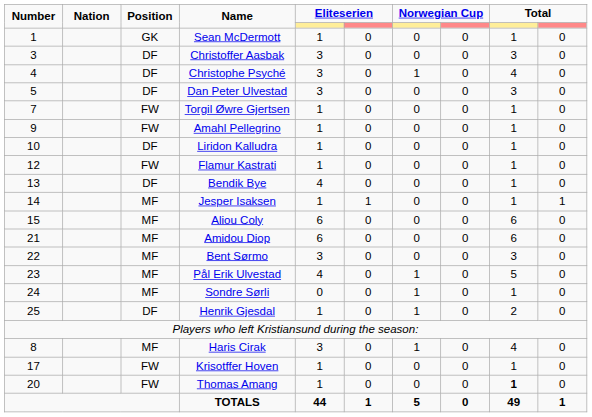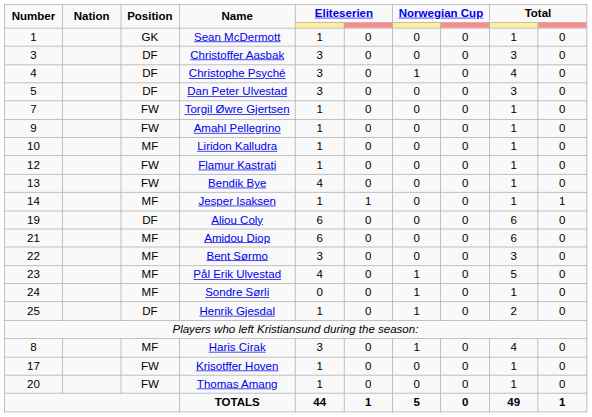(150, 146) DF -> (150, 146) MF
(150, 183) DF -> (150, 183) FW
(33, 219) 15 -> (33, 219) 19
(150, 219) MF -> (150, 219) DF
(514, 384) bold -> (514, 384) normal
